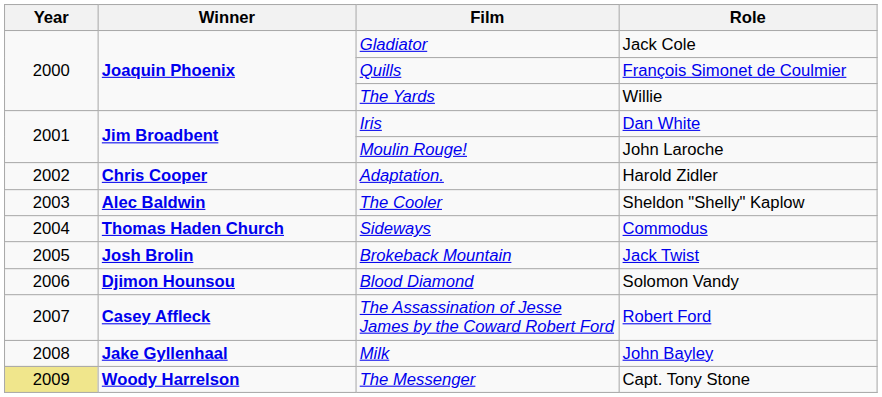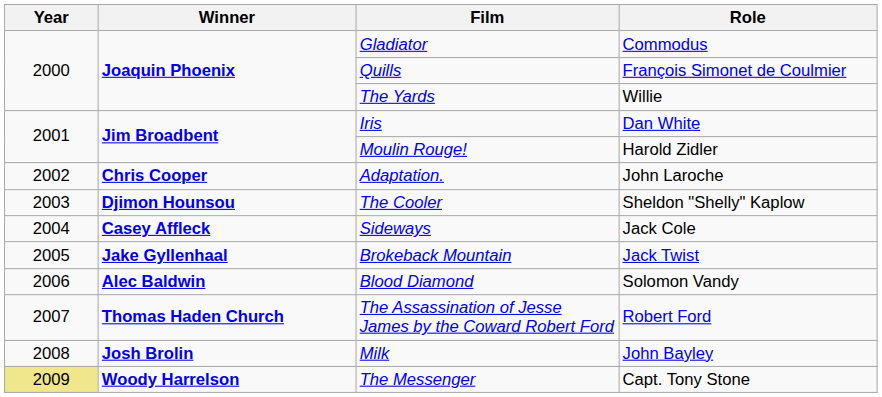(659, 44) Jack Cole -> (665, 44) Commodus
(673, 149) John Laroche -> (670, 149) Harold Zidler
(670, 176) Harold Zidler -> (673, 176) John Laroche
(154, 202) Alec Baldwin -> (168, 202) Djimon Hounsou
(193, 228) Thomas Haden Church -> (156, 228) Casey Affleck
(665, 228) Commodus -> (659, 228) Jack Cole
(148, 255) Josh Brolin -> (165, 255) Jake Gyllenhaal
(168, 281) Djimon Hounsou -> (154, 281) Alec Baldwin
(156, 317) Casey Affleck -> (193, 317) Thomas Haden Church
(165, 353) Jake Gyllenhaal -> (148, 353) Josh Brolin
